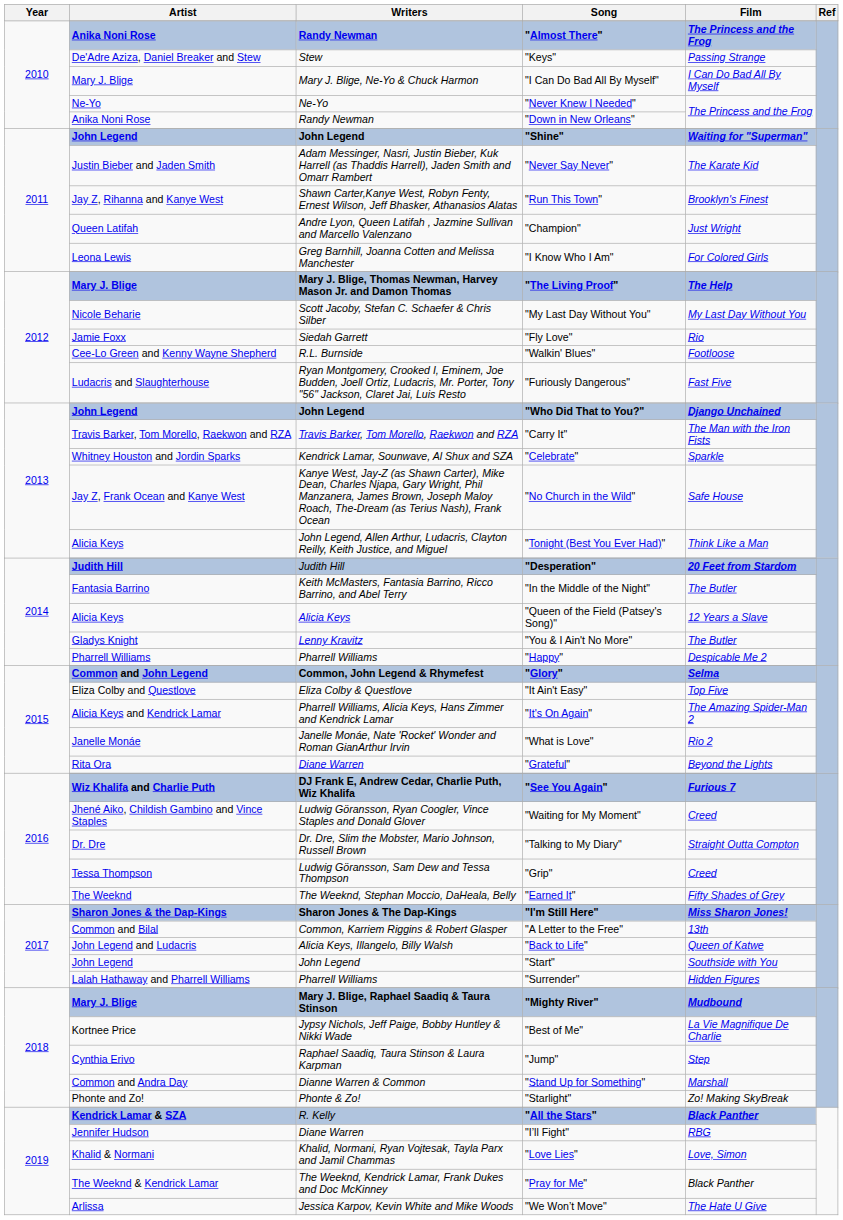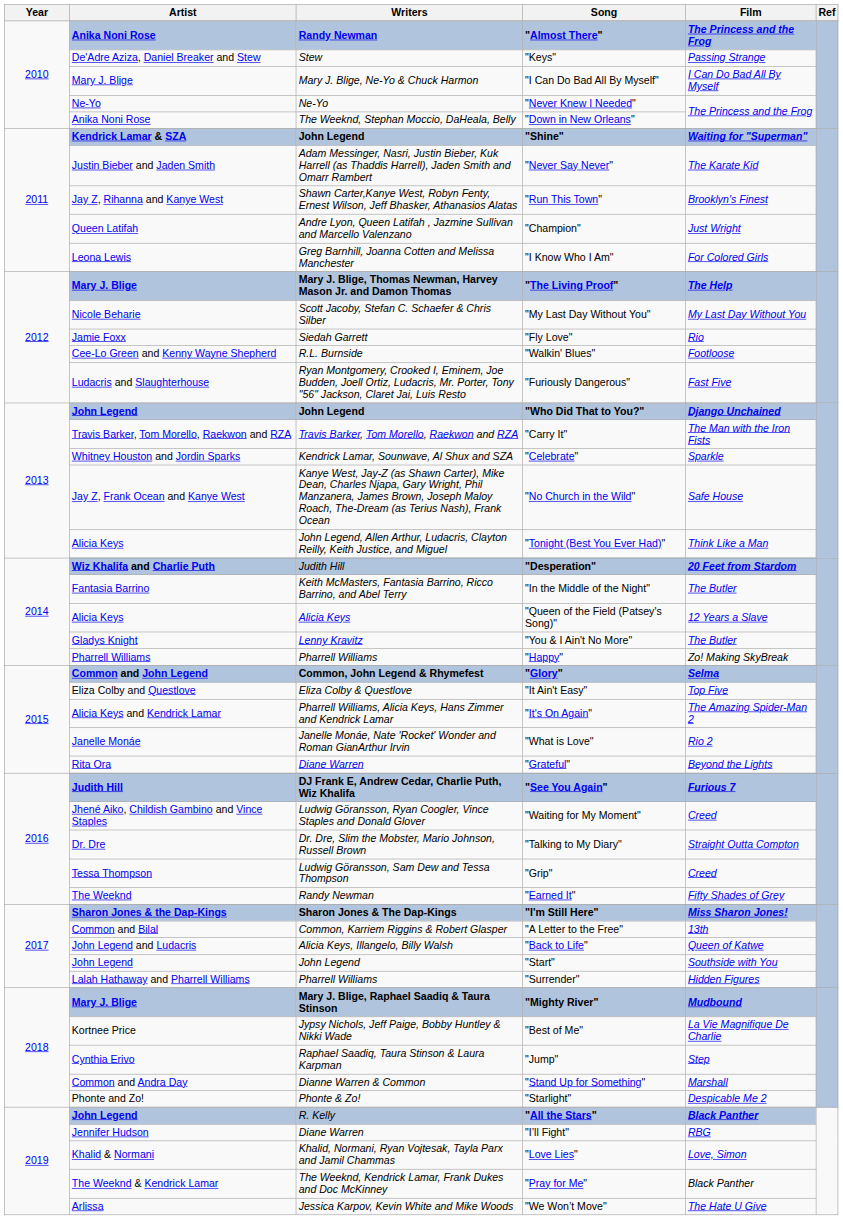(336, 120) Randy Newman -> (407, 120) The Weeknd, Stephan Moccio, DaHeala, Belly
(105, 137) John Legend -> (129, 137) Kendrick Lamar & SZA
(97, 566) Judith Hill -> (143, 566) Wiz Khalifa and Charlie Puth
(727, 657) Despicable Me 2 -> (738, 657) Zo! Making SkyBreak
(143, 787) Wiz Khalifa and Charlie Puth -> (97, 787) Judith Hill
(407, 896) The Weeknd, Stephan Moccio, DaHeala, Belly -> (336, 896) Randy Newman
(738, 1099) Zo! Making SkyBreak -> (727, 1099) Despicable Me 2
(129, 1115) Kendrick Lamar & SZA -> (105, 1115) John Legend
